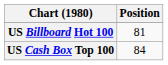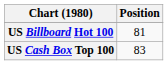(140, 50) 84 -> (140, 50) 83
